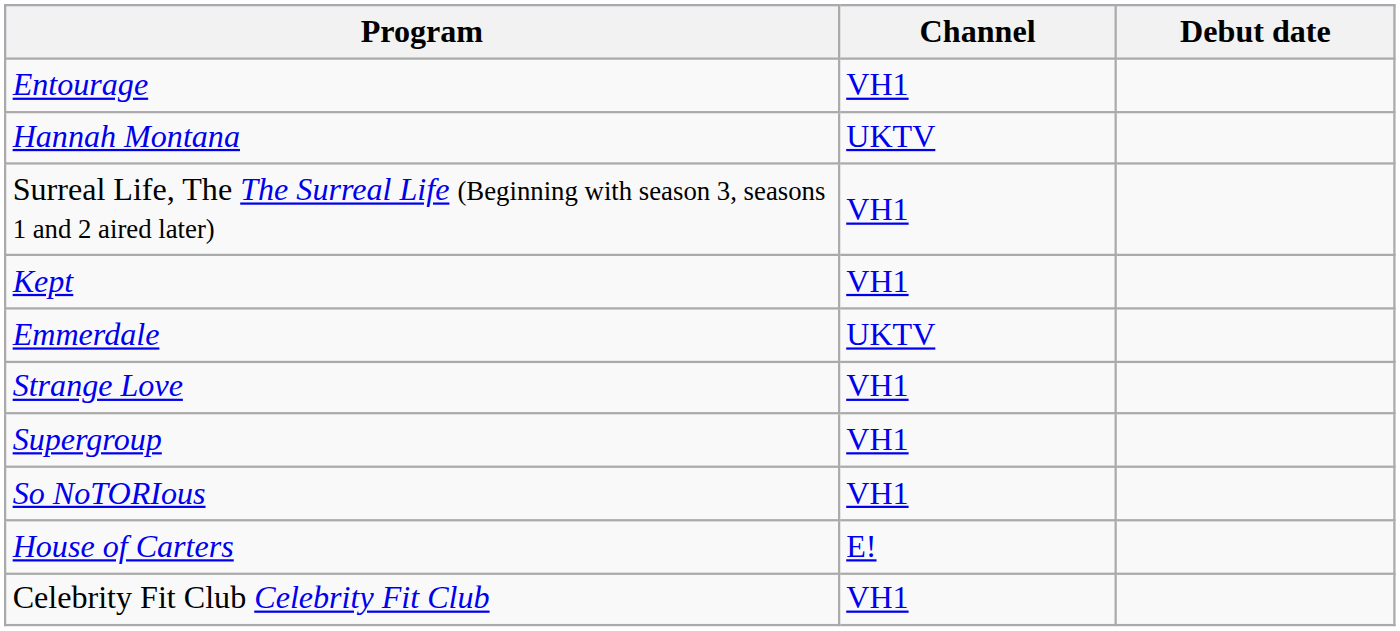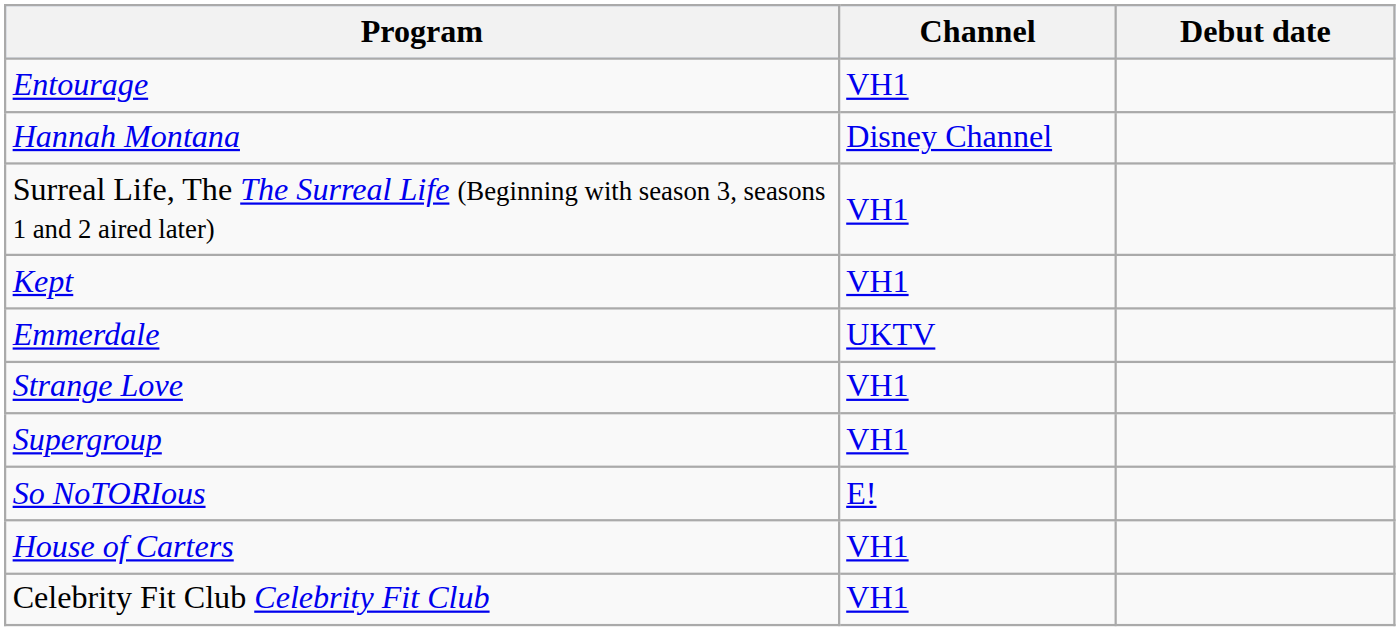(891, 137) UKTV -> (949, 137) Disney Channel
(877, 492) VH1 -> (861, 492) E!
(861, 545) E! -> (877, 545) VH1
